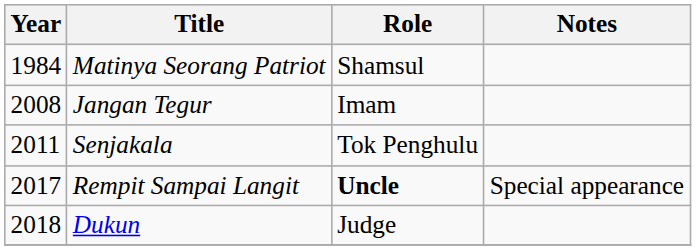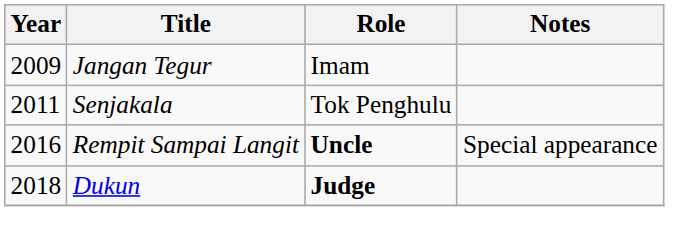- row: (199, 64)
(36, 104) 2008 -> (36, 64) 2009
(36, 184) 2017 -> (36, 144) 2016
(367, 225) normal -> (343, 184) bold
